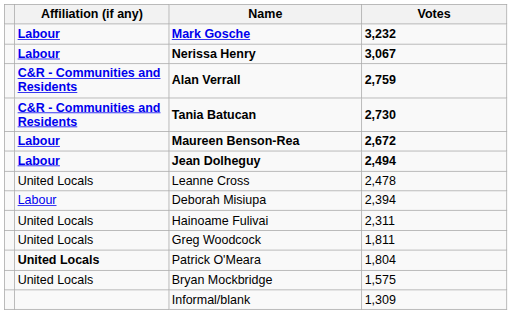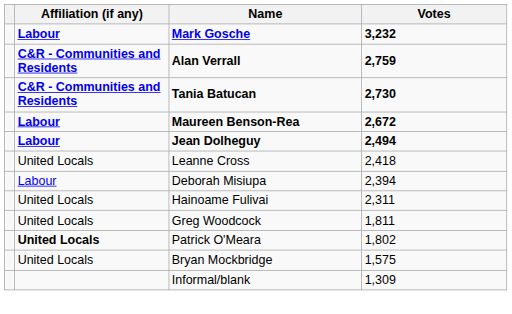- row: (214, 53)
(380, 181) 2,478 -> (380, 161) 2,418
(380, 260) 1,804 -> (380, 240) 1,802
